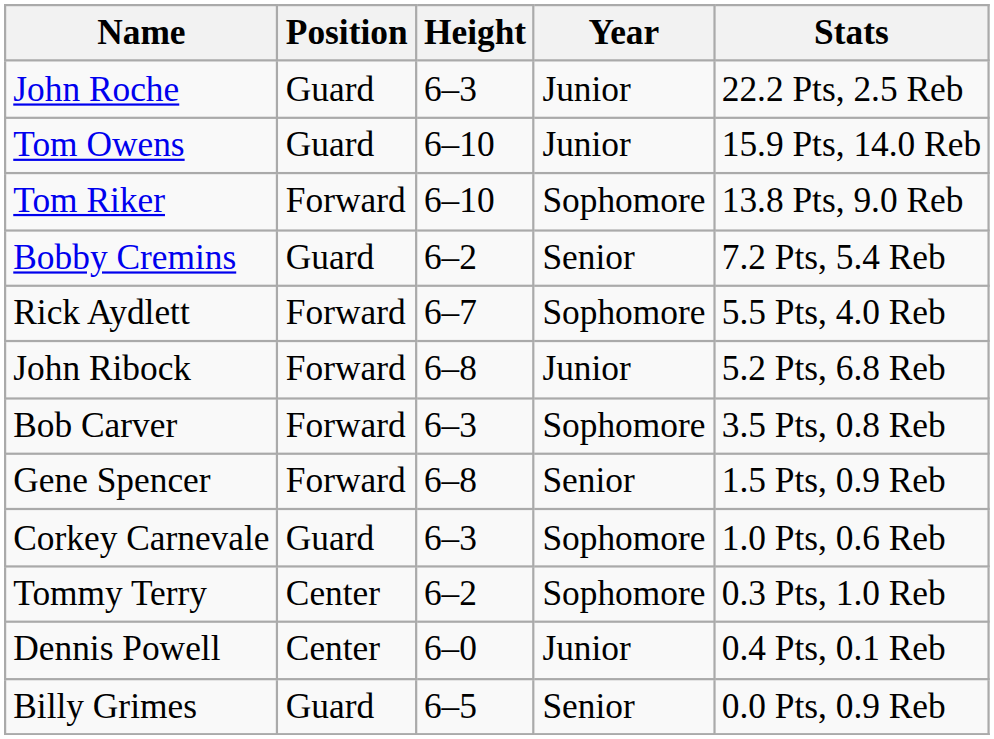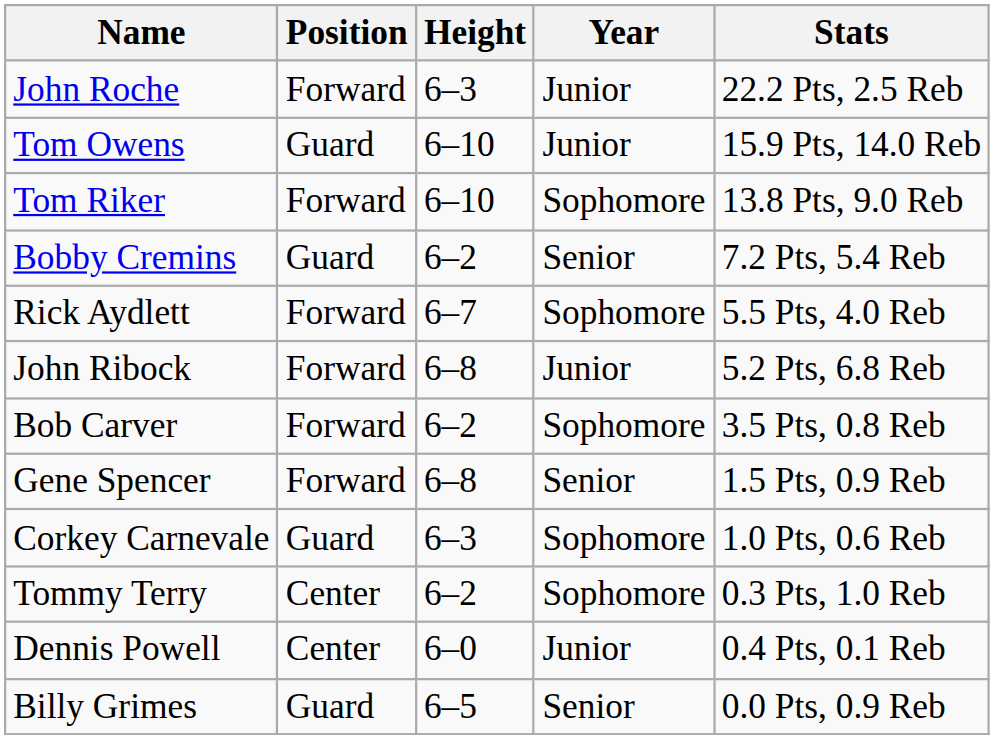(330, 88) Guard -> (346, 88) Forward
(450, 425) 6–3 -> (450, 425) 6–2
